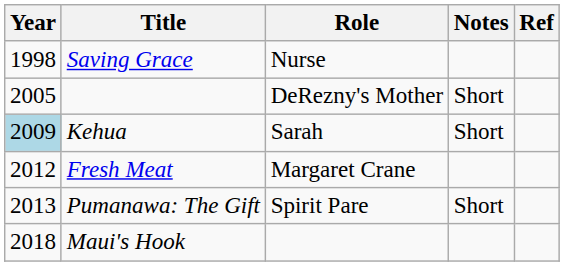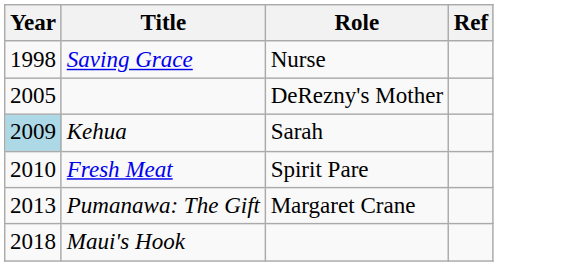- column: (481, 22)
(33, 168) 2012 -> (33, 168) 2010
(343, 168) Margaret Crane -> (320, 168) Spirit Pare
(320, 205) Spirit Pare -> (343, 205) Margaret Crane
